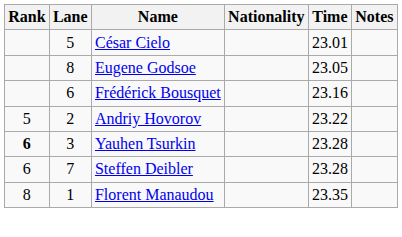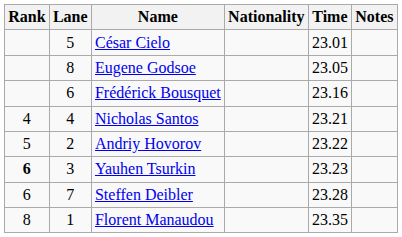+ row: (147, 118)
(330, 144) 23.28 -> (330, 169) 23.23
